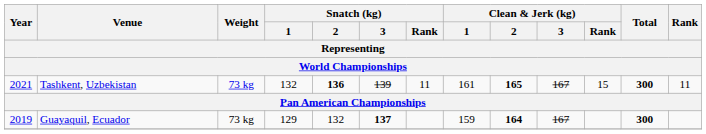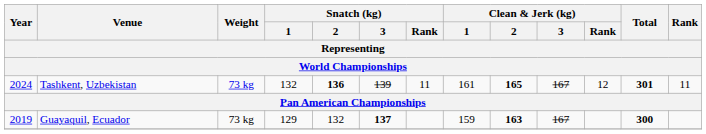(21, 84) 2021 -> (21, 84) 2024
(603, 84) 15 -> (603, 84) 12
(645, 84) 300 -> (645, 84) 301
(514, 119) 164 -> (514, 119) 163
